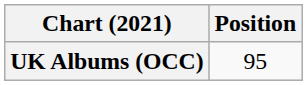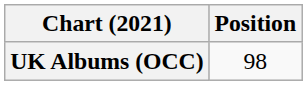(255, 60) 95 -> (255, 60) 98
